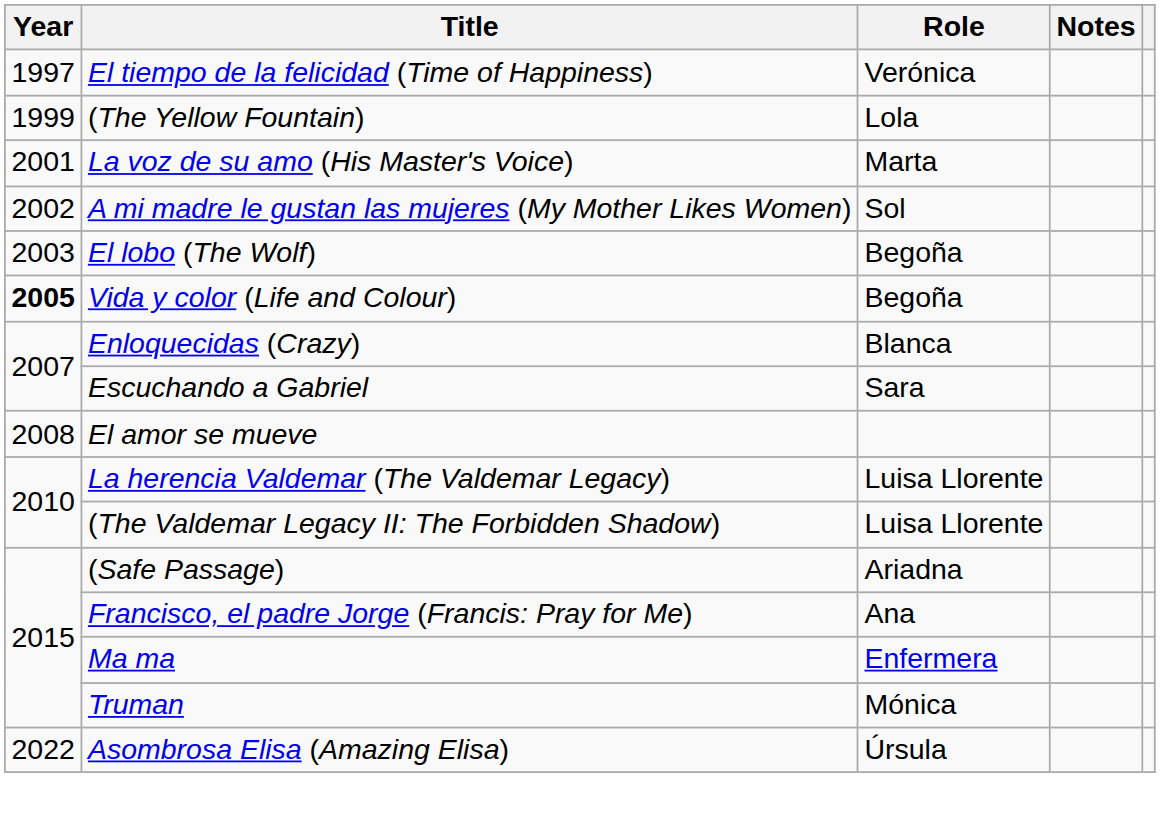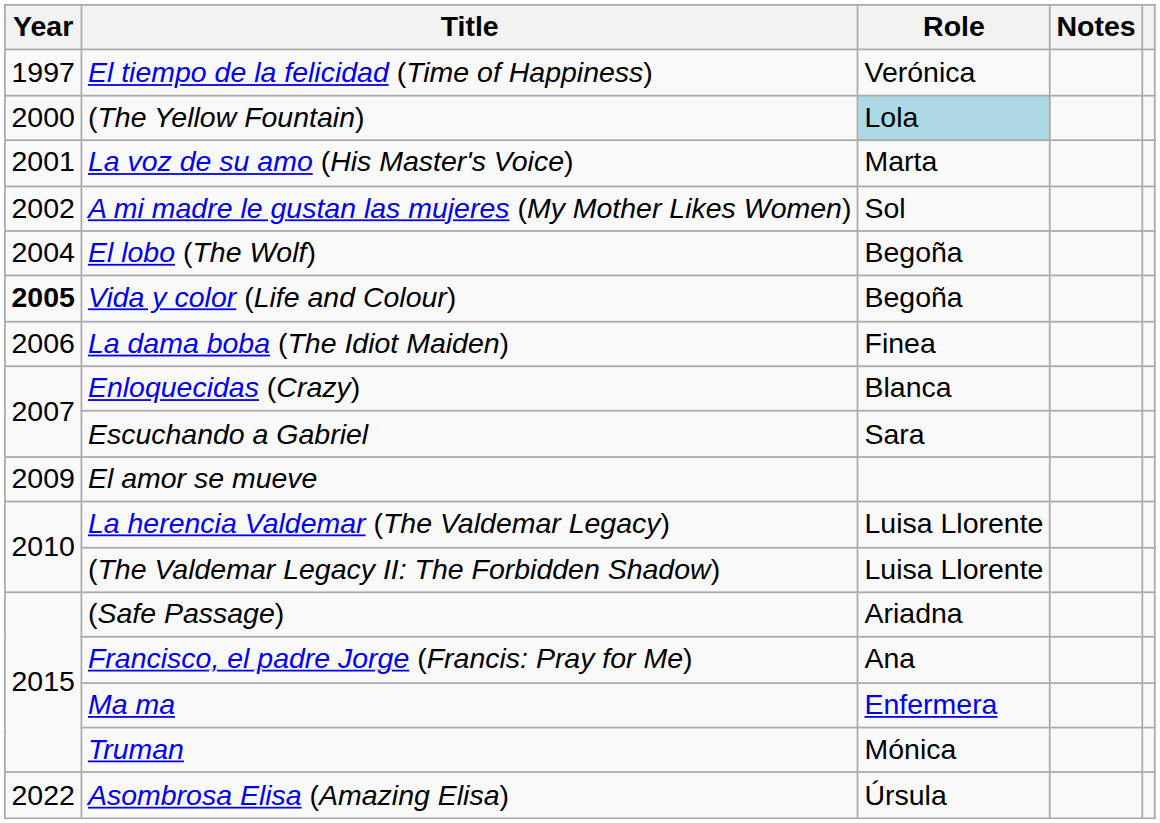(43, 117) 1999 -> (43, 117) 2000
(891, 117) no background -> (891, 117) lightblue background
(43, 252) 2003 -> (43, 252) 2004
+ row: (299, 343)
(43, 433) 2008 -> (43, 478) 2009
